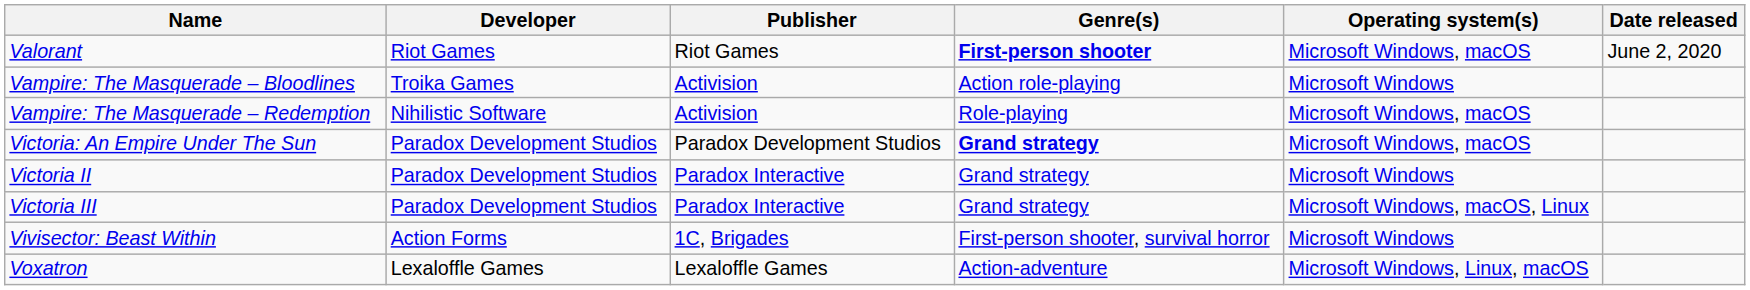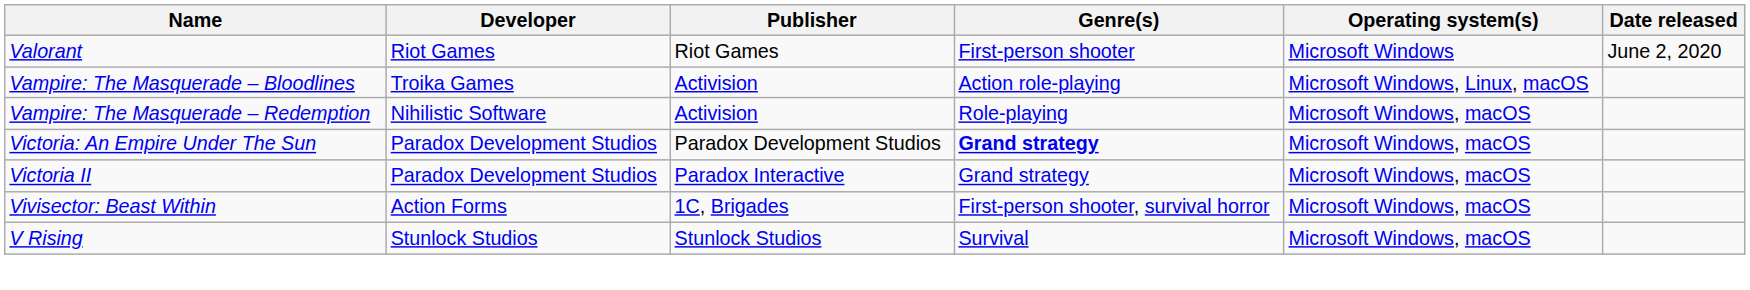(1055, 51) bold -> (1047, 51) normal
(1410, 51) Microsoft Windows, macOS -> (1371, 51) Microsoft Windows
(1371, 82) Microsoft Windows -> (1439, 82) Microsoft Windows, Linux, macOS
(1371, 175) Microsoft Windows -> (1410, 175) Microsoft Windows, macOS
- row: (53, 206)
(1371, 237) Microsoft Windows -> (1410, 206) Microsoft Windows, macOS
- row: (48, 269)
+ row: (46, 237)
